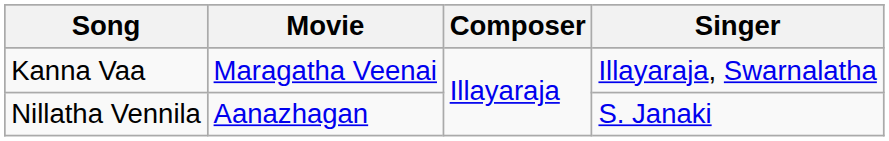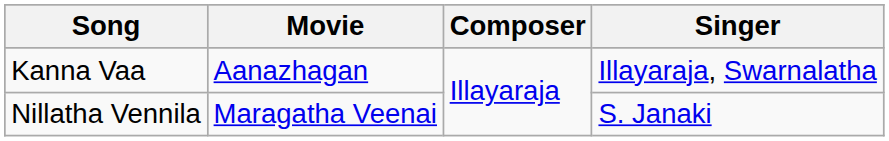(325, 69) Maragatha Veenai -> (291, 69) Aanazhagan
(291, 113) Aanazhagan -> (325, 113) Maragatha Veenai
